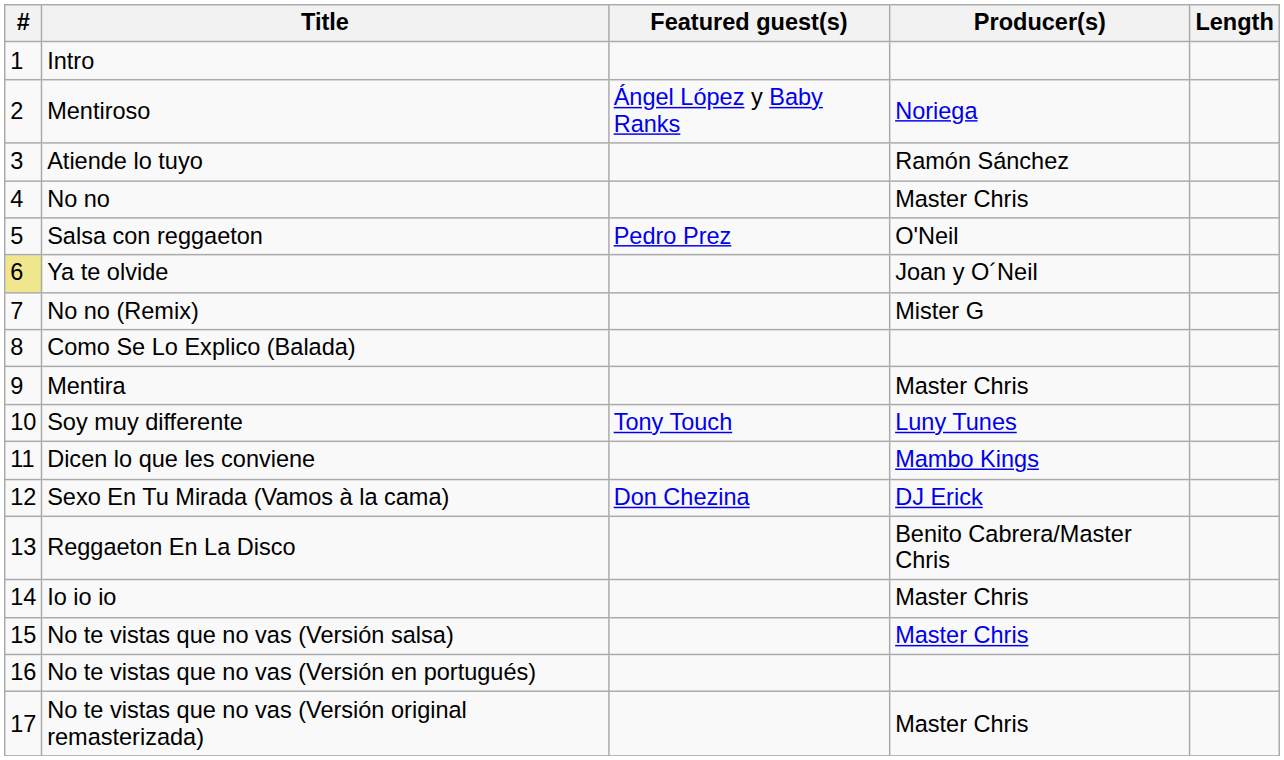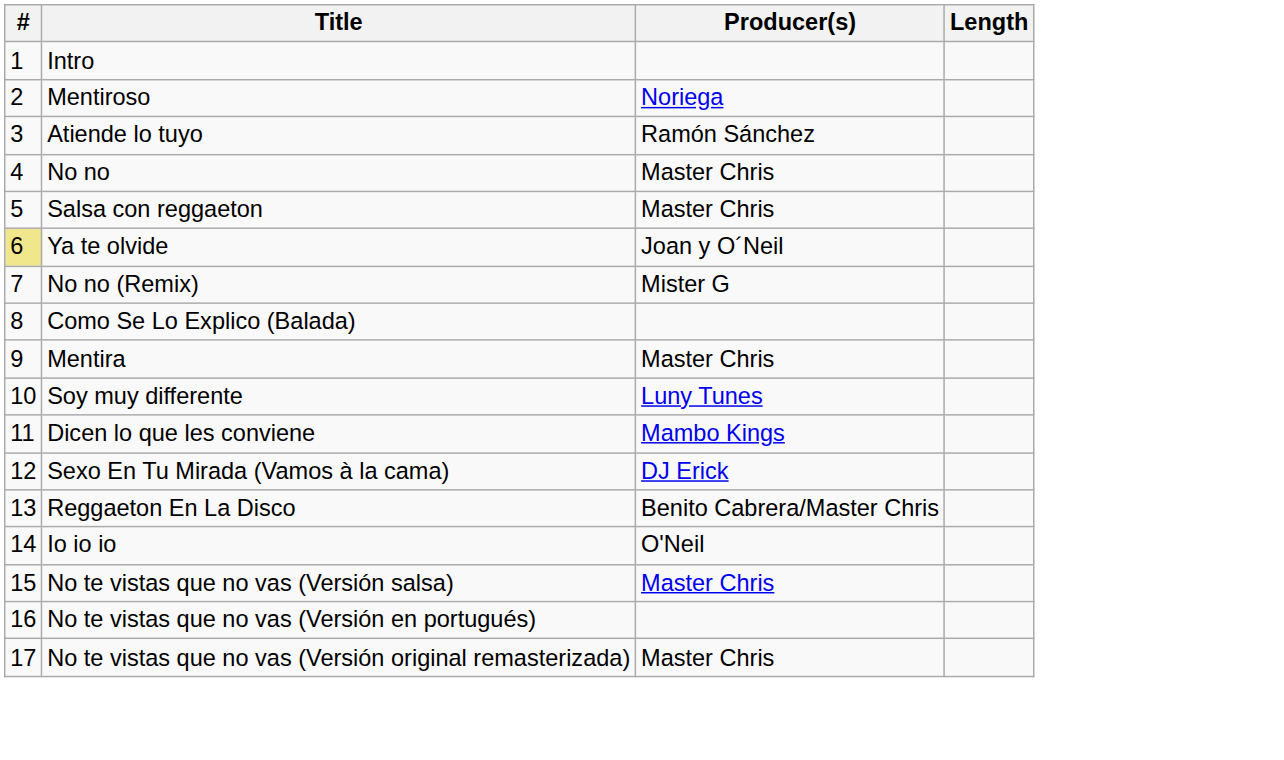- column: (749, 23)
(927, 236) O'Neil -> (708, 209) Master Chris
(962, 598) Master Chris -> (673, 545) O'Neil
